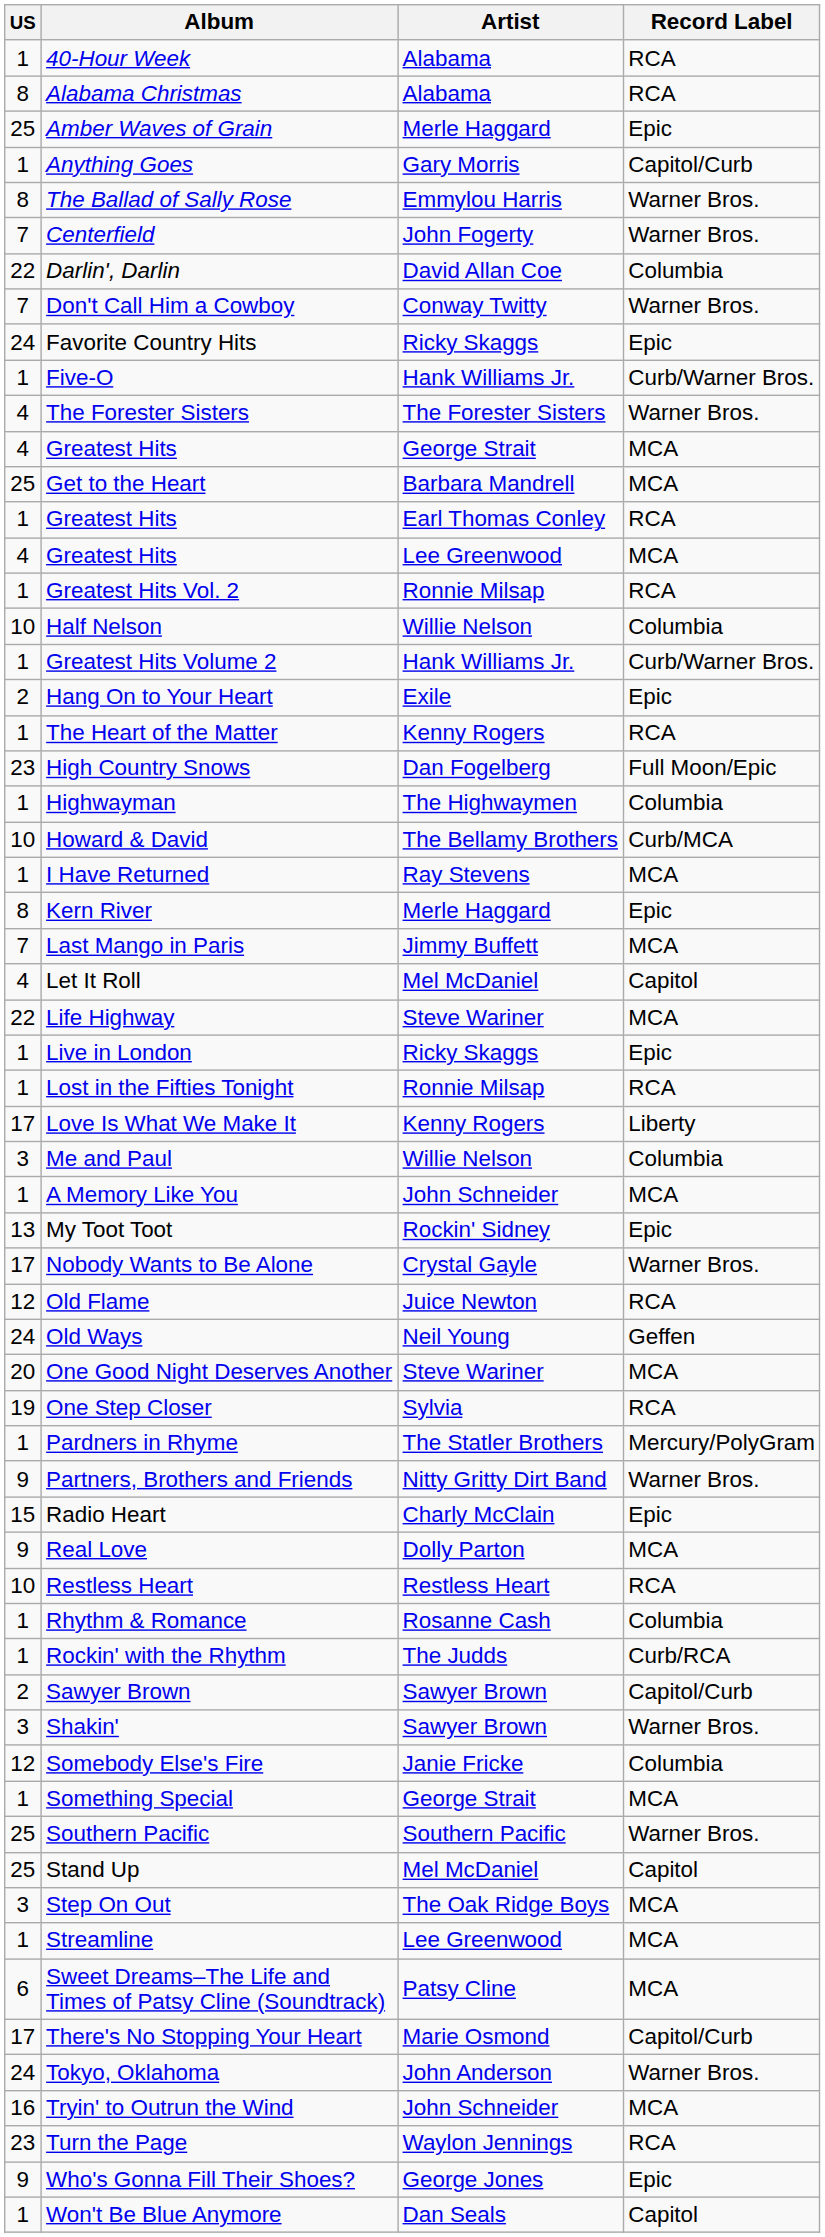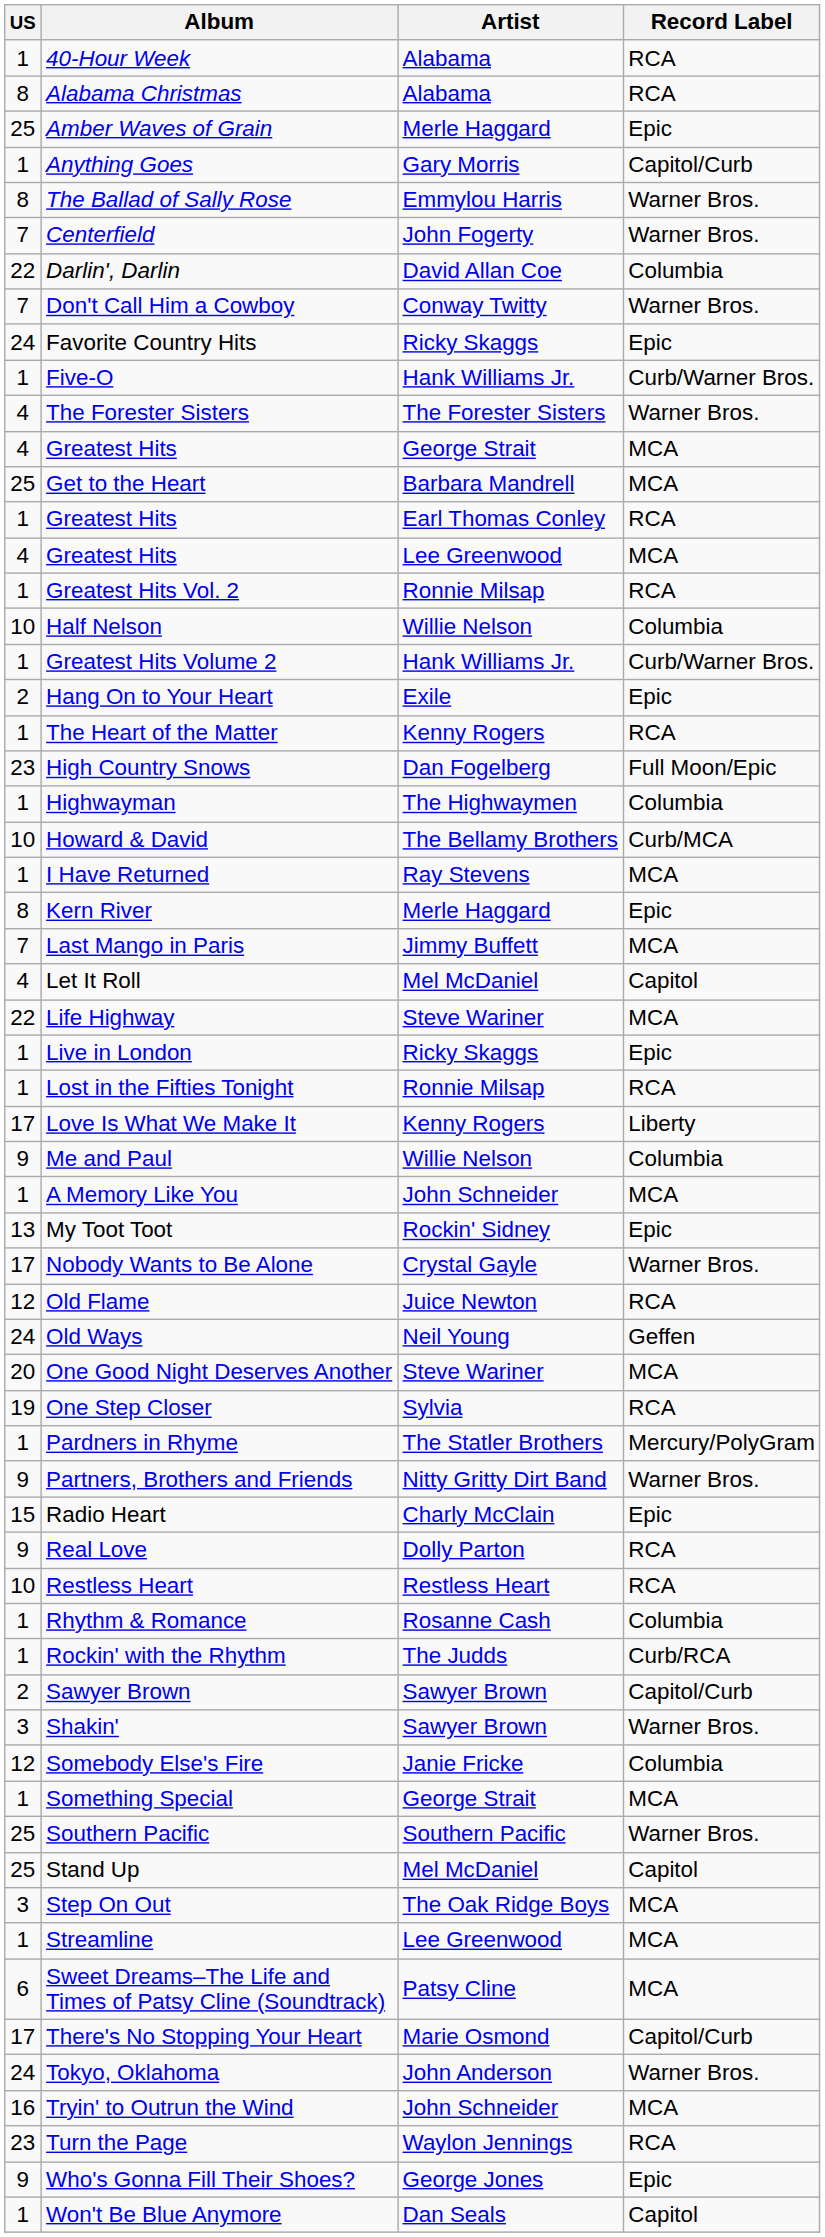(23, 1159) 3 -> (23, 1159) 9
(653, 1549) MCA -> (652, 1549) RCA
